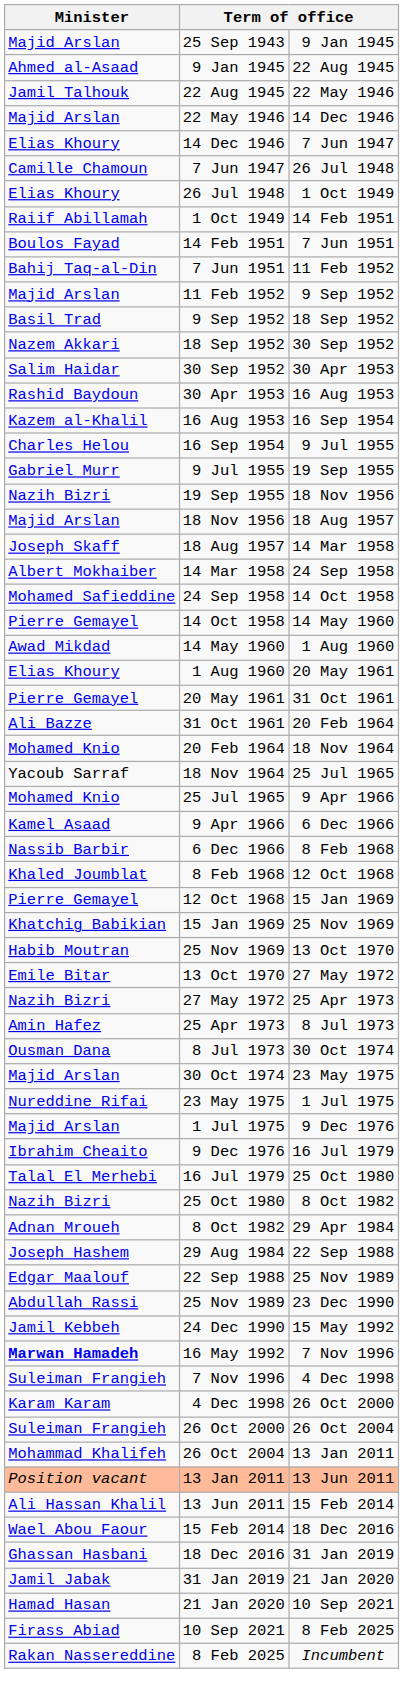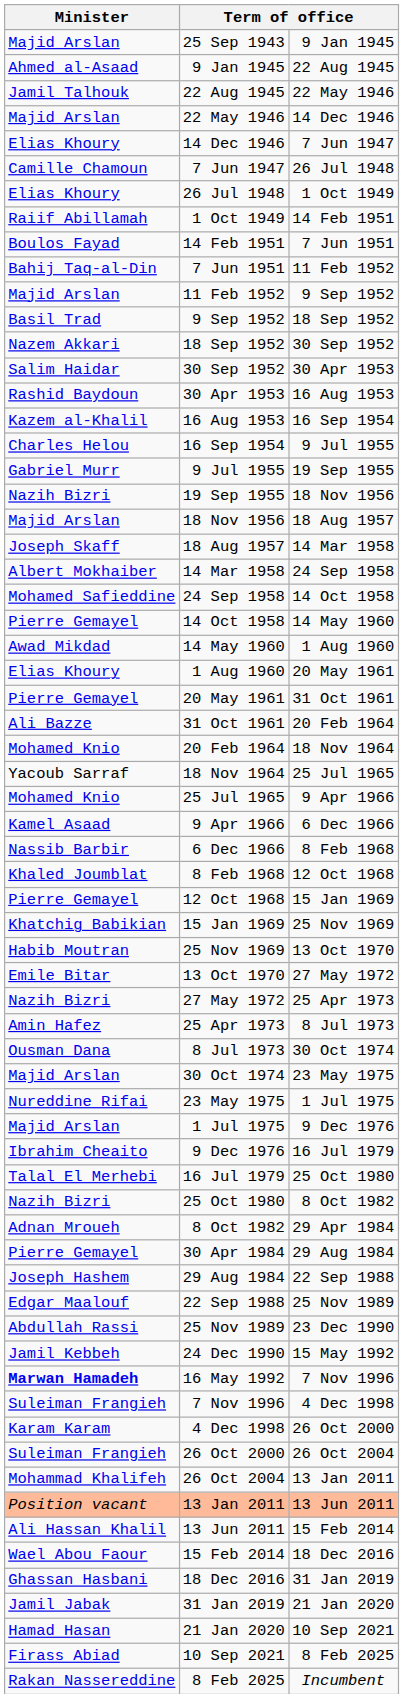+ row: (234, 1253)
